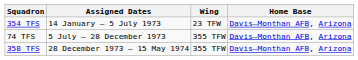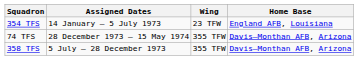(290, 23) Davis–Monthan AFB, Arizona -> (281, 23) England AFB, Louisiana
(107, 36) 5 July – 28 December 1973 -> (119, 36) 28 December 1973 – 15 May 1974
(119, 49) 28 December 1973 – 15 May 1974 -> (107, 49) 5 July – 28 December 1973
